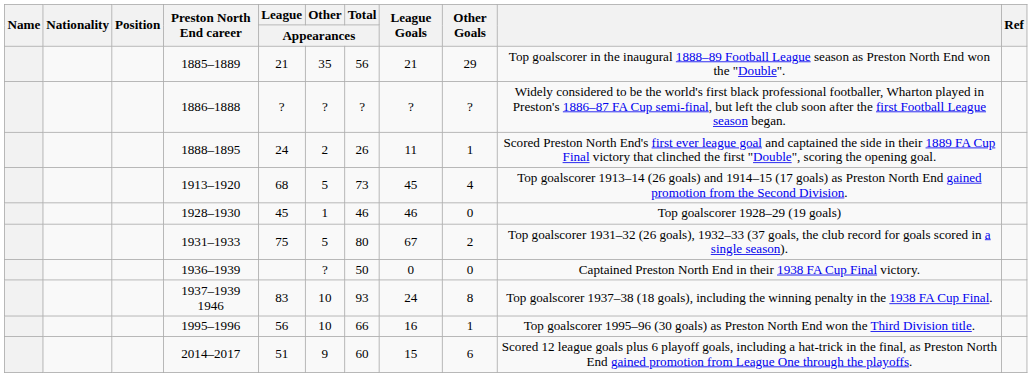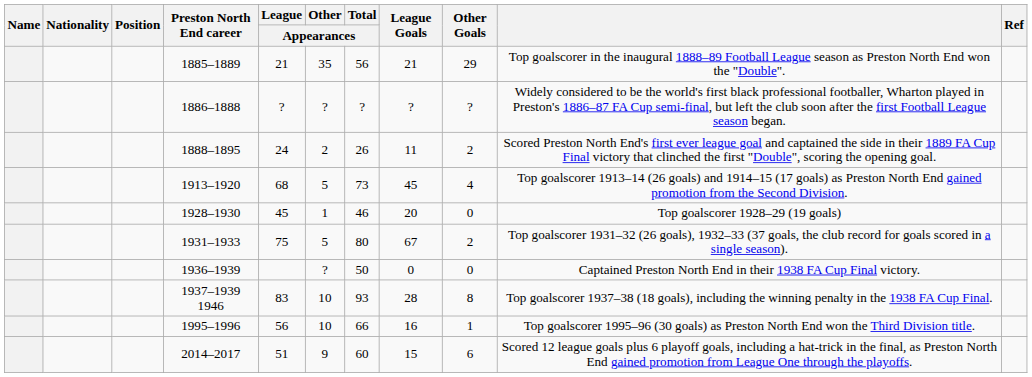(470, 149) 1 -> (470, 149) 2
(411, 213) 46 -> (411, 213) 20
(411, 298) 24 -> (411, 298) 28
